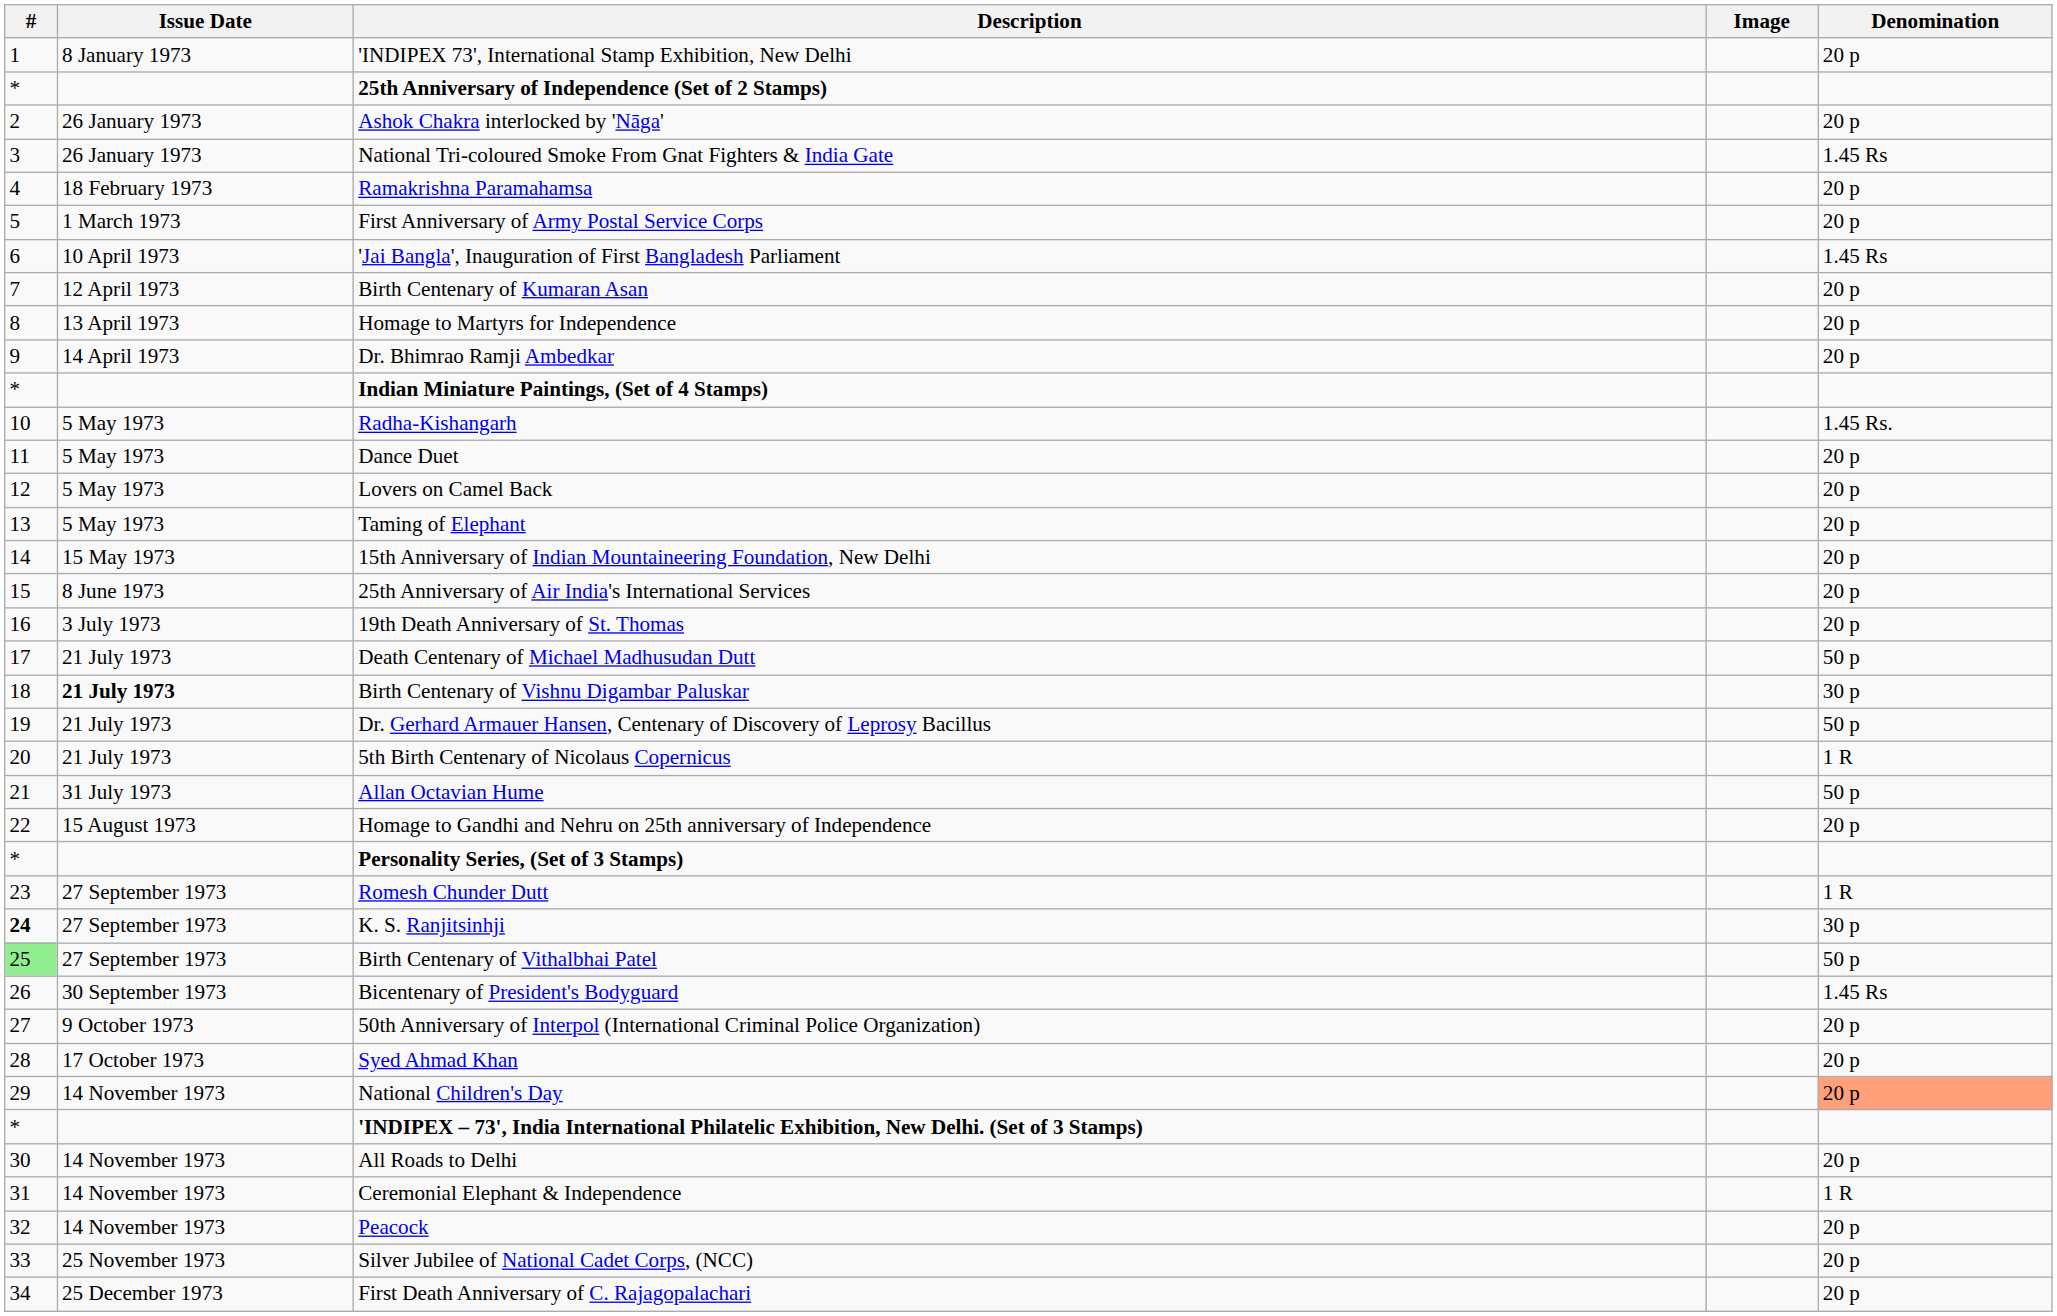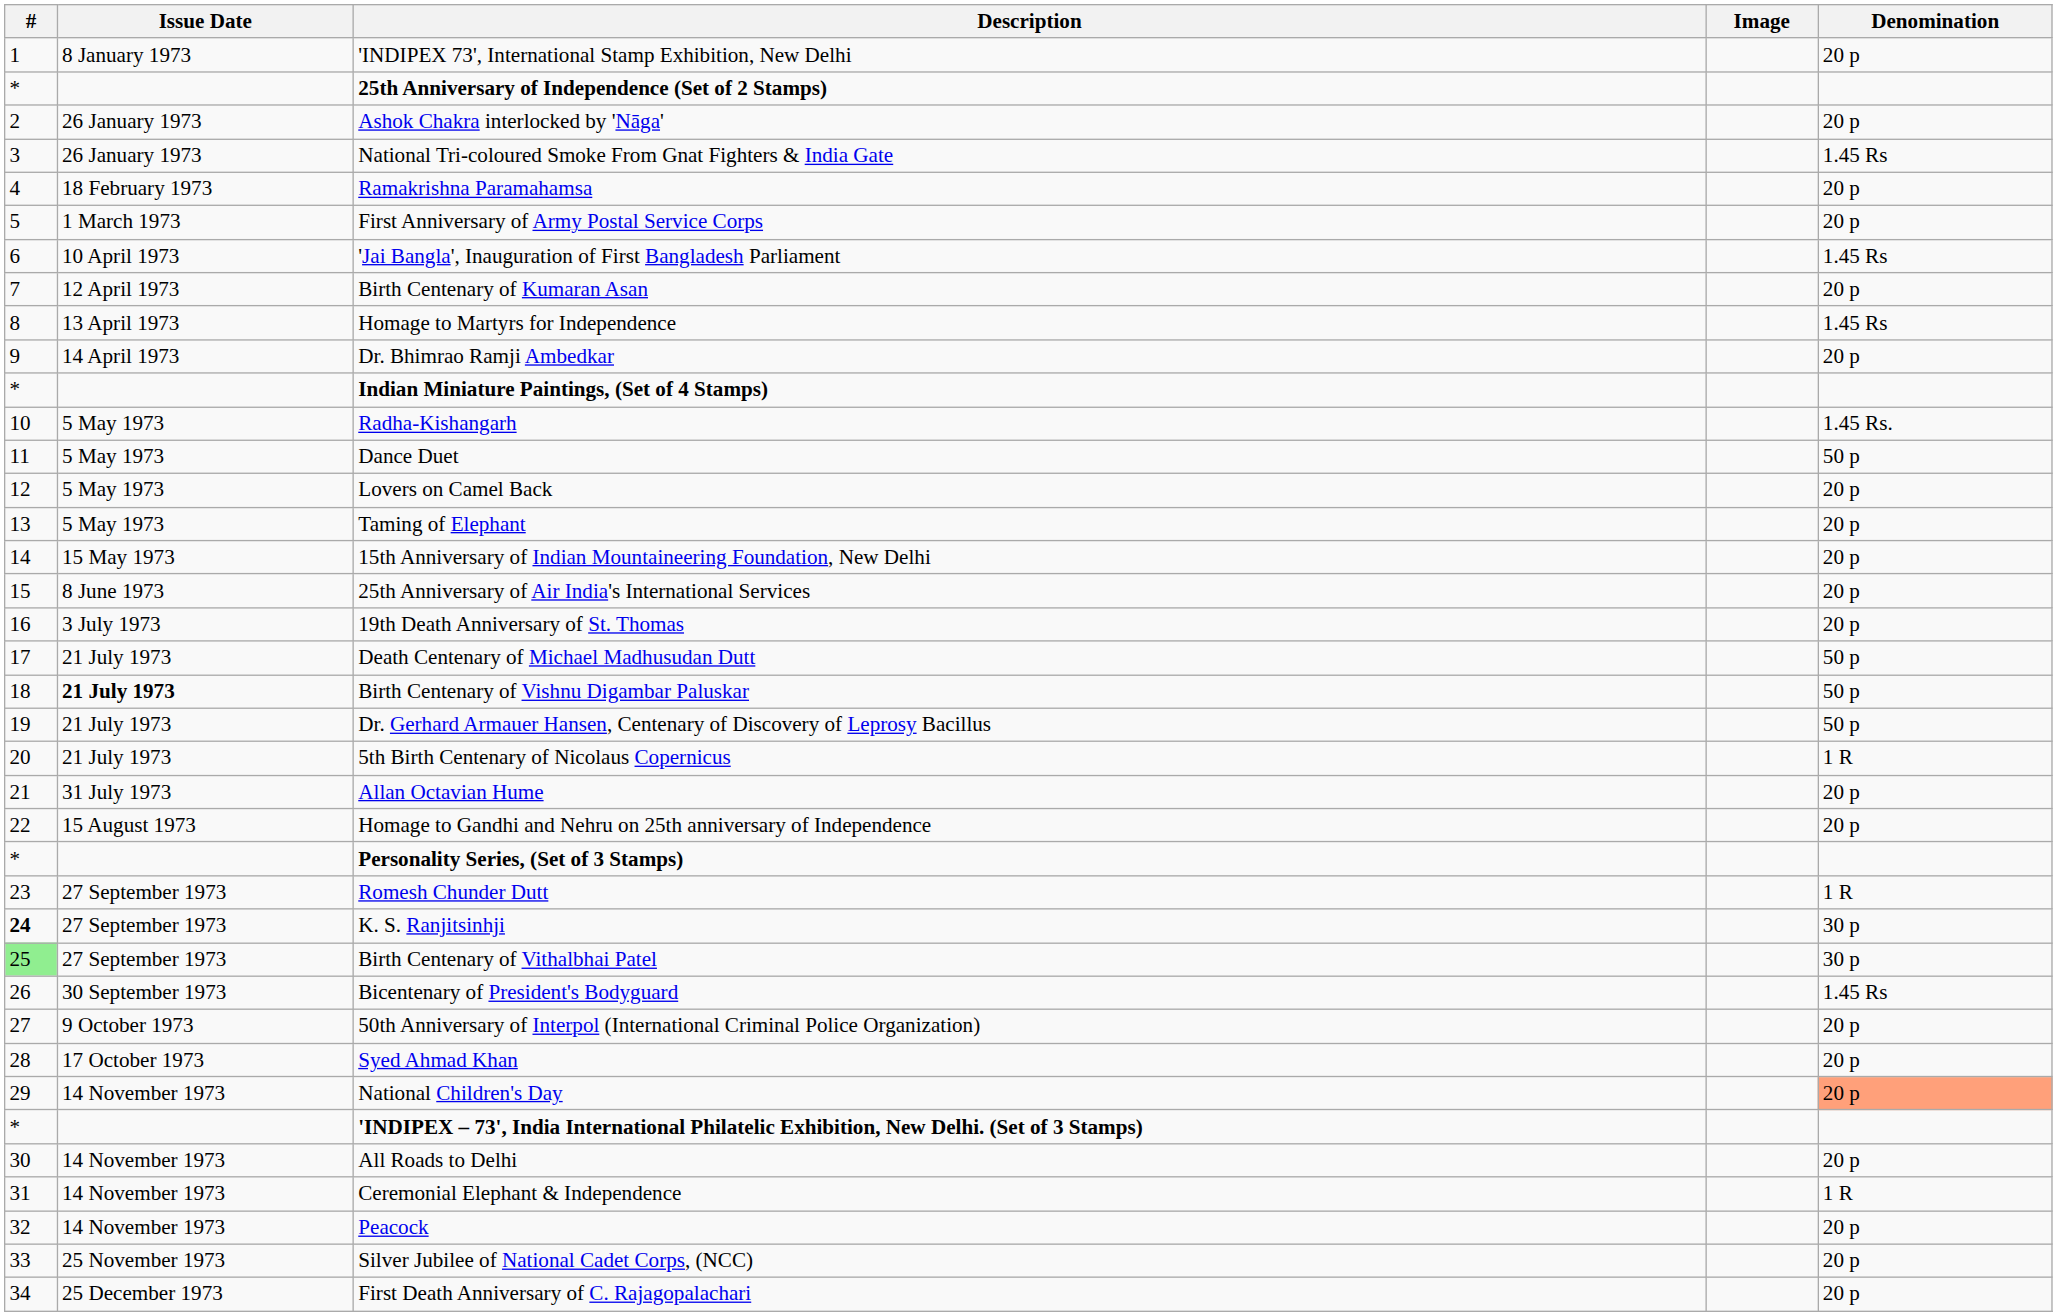(1841, 322) 20 p -> (1855, 322) 1.45 Rs
(1841, 456) 20 p -> (1841, 456) 50 p
(1841, 691) 30 p -> (1841, 691) 50 p
(1841, 791) 50 p -> (1841, 791) 20 p
(1841, 959) 50 p -> (1841, 959) 30 p
